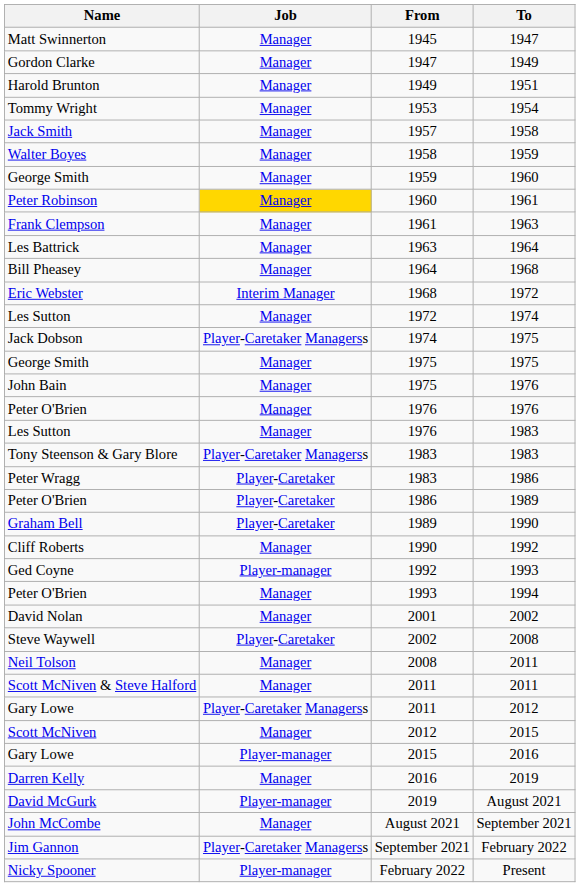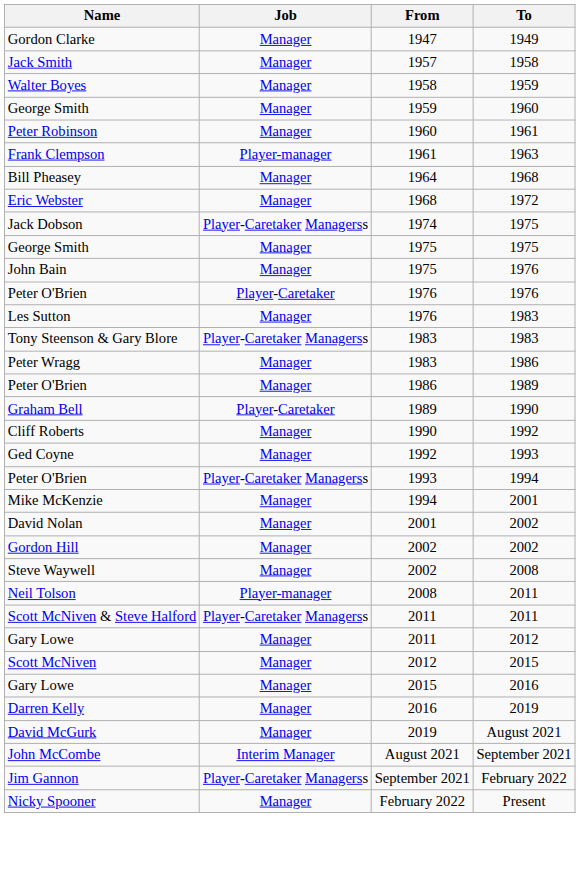- row: (57, 39)
- row: (54, 85)
- row: (52, 108)
(286, 200) gold background -> (286, 131) no background
(286, 223) Manager -> (286, 154) Player-manager
- row: (44, 246)
(286, 293) Interim Manager -> (286, 200) Manager
- row: (39, 316)
(286, 408) Manager -> (286, 293) Player-Caretaker
(286, 477) Player-Caretaker -> (286, 362) Manager
(286, 500) Player-Caretaker -> (286, 385) Manager
(286, 570) Player-manager -> (286, 454) Manager
(286, 593) Manager -> (286, 477) Player-Caretaker Managerss
+ row: (55, 500)
+ row: (43, 547)
(286, 639) Player-Caretaker -> (286, 570) Manager
(286, 662) Manager -> (286, 593) Player-manager
(286, 685) Manager -> (286, 616) Player-Caretaker Managerss
(286, 708) Player-Caretaker Managerss -> (286, 639) Manager
(286, 754) Player-manager -> (286, 685) Manager
(286, 801) Player-manager -> (286, 731) Manager
(286, 824) Manager -> (286, 754) Interim Manager
(286, 870) Player-manager -> (286, 801) Manager
